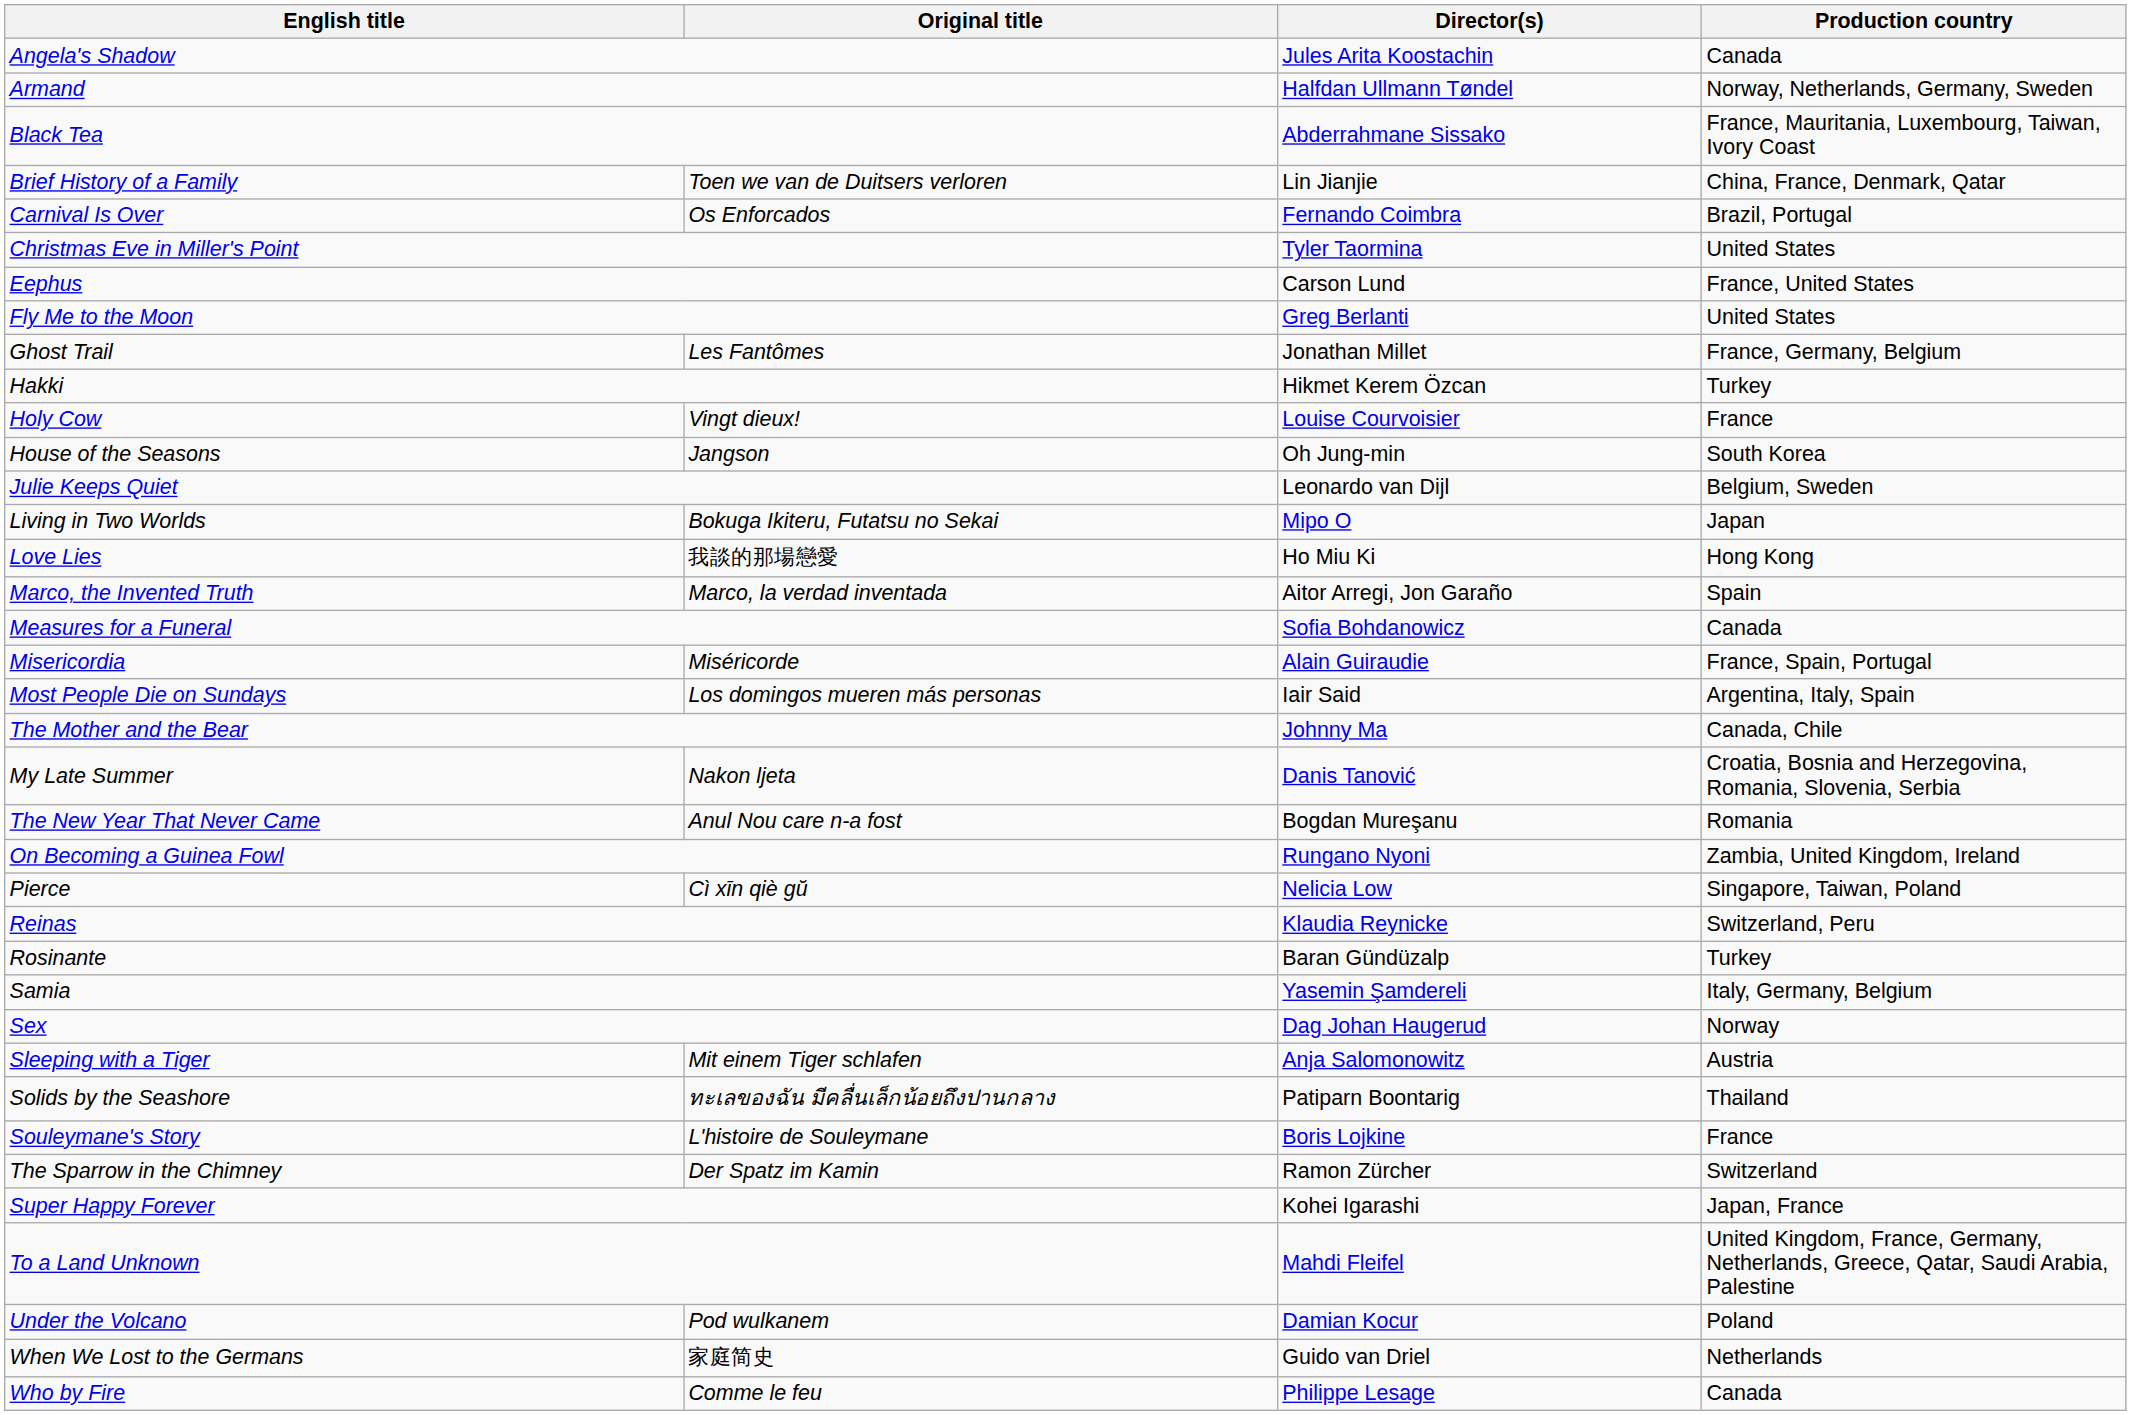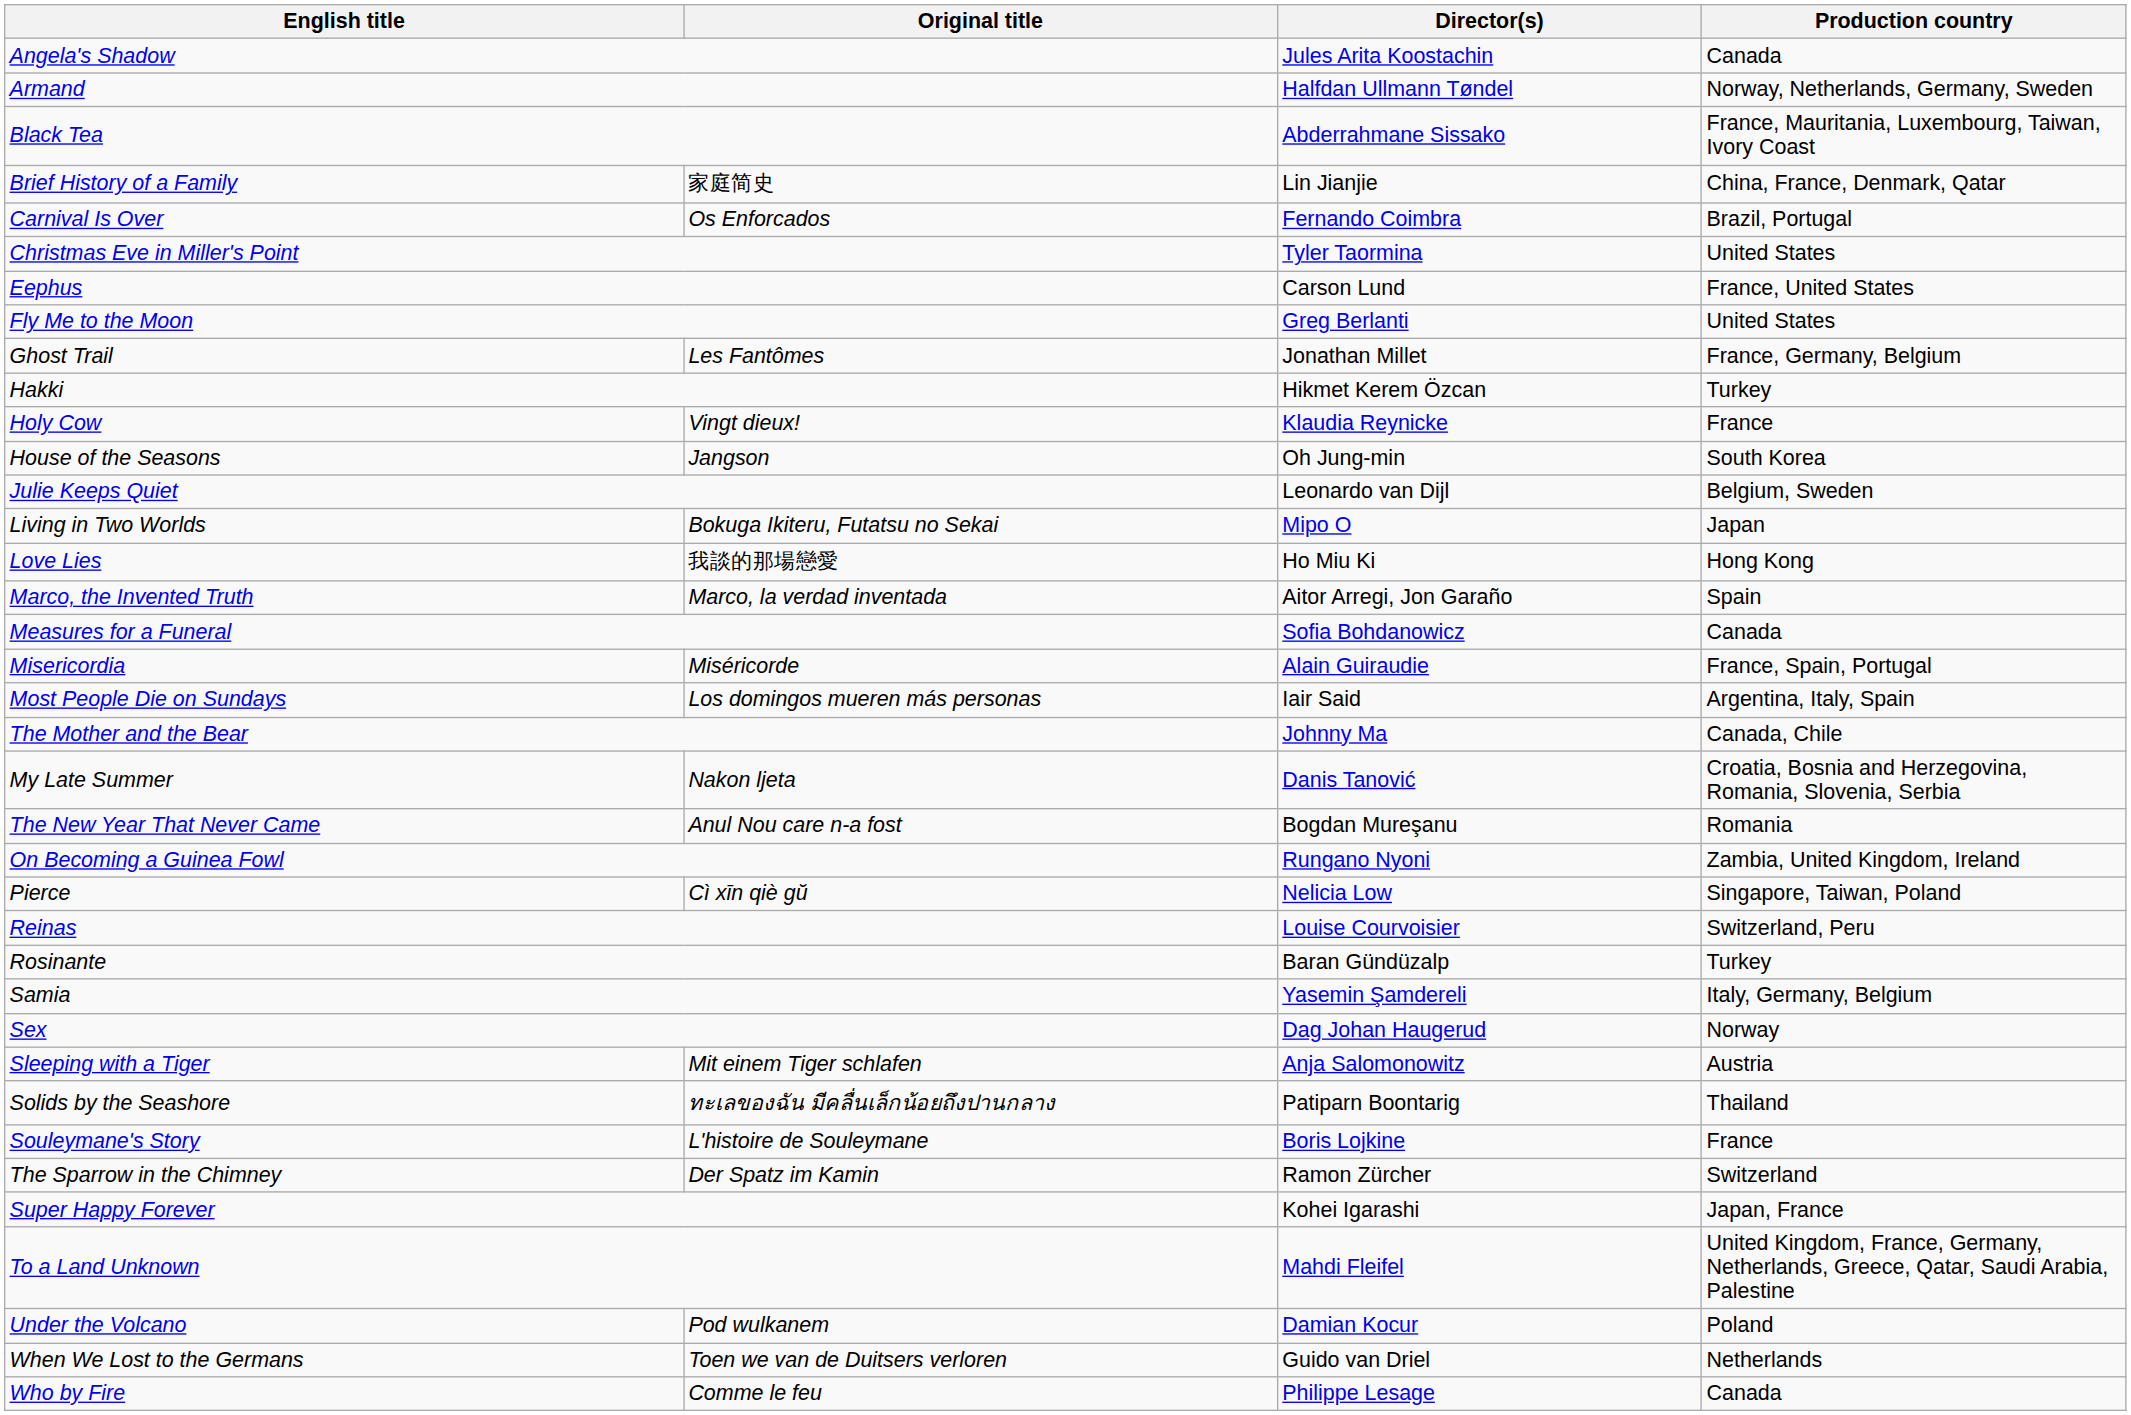(848, 181) Toen we van de Duitsers verloren -> (731, 182) 家庭简史
(1371, 419) Louise Courvoisier -> (1365, 423) Klaudia Reynicke
(1365, 923) Klaudia Reynicke -> (1371, 927) Louise Courvoisier
(731, 1356) 家庭简史 -> (848, 1359) Toen we van de Duitsers verloren
